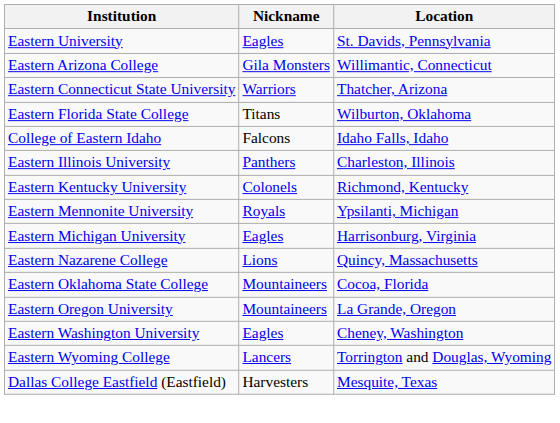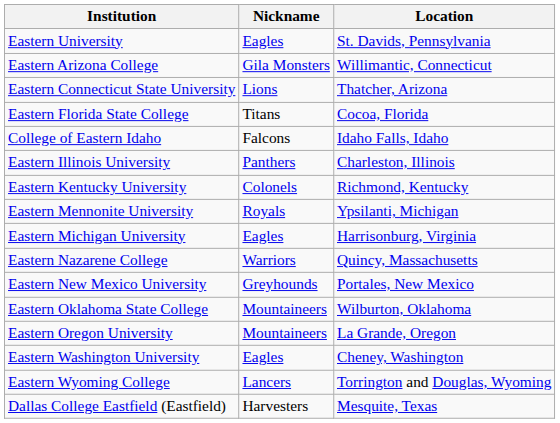(269, 89) Warriors -> (260, 89) Lions
(404, 114) Wilburton, Oklahoma -> (383, 114) Cocoa, Florida
(260, 260) Lions -> (269, 260) Warriors
+ row: (107, 284)
(383, 284) Cocoa, Florida -> (404, 308) Wilburton, Oklahoma
